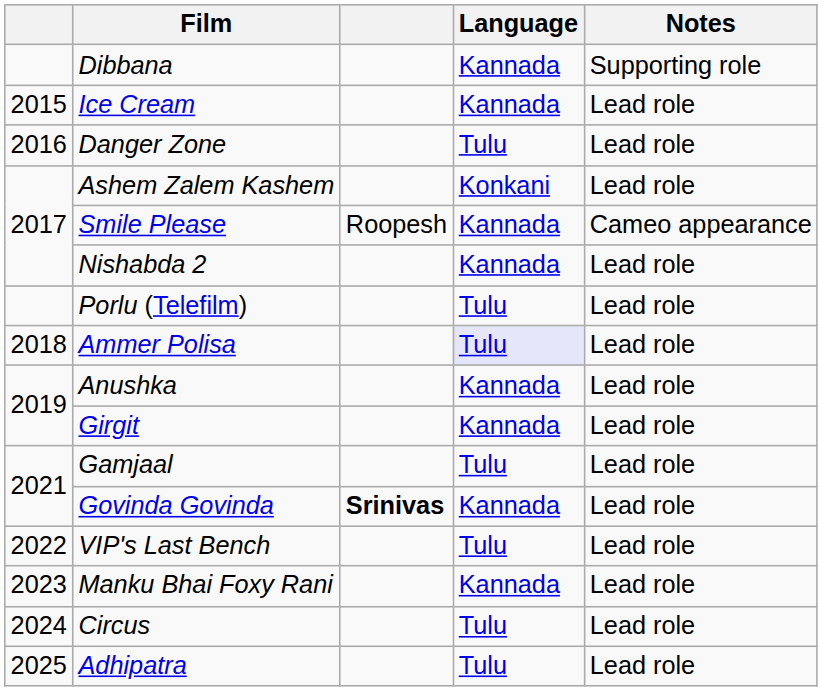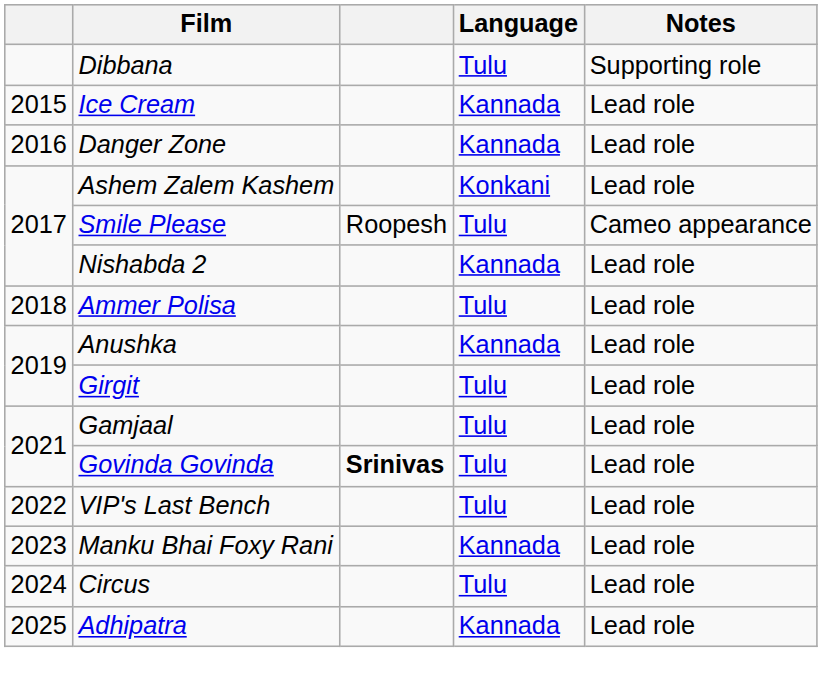(509, 64) Kannada -> (483, 64) Tulu
(483, 144) Tulu -> (509, 144) Kannada
(509, 225) Kannada -> (483, 225) Tulu
- row: (163, 305)
(483, 345) lavender background -> (483, 305) no background
(509, 425) Kannada -> (483, 385) Tulu
(509, 505) Kannada -> (483, 465) Tulu
(483, 666) Tulu -> (509, 625) Kannada
